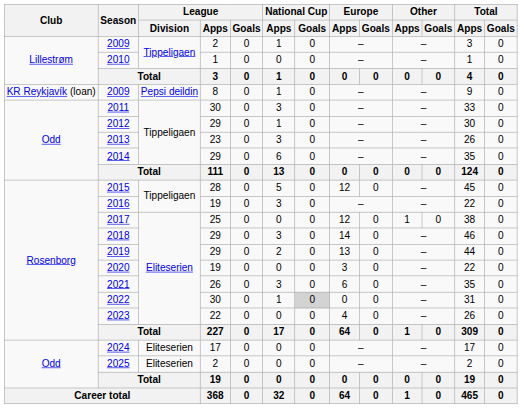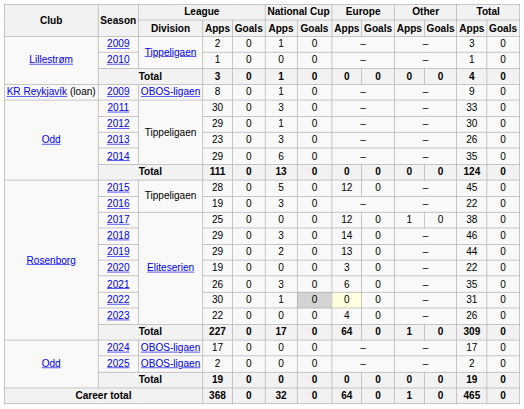(169, 92) Pepsi deildin -> (171, 92) OBOS-ligaen
(345, 300) no background -> (347, 300) lightyellow background
(169, 348) Eliteserien -> (171, 348) OBOS-ligaen
(169, 364) Eliteserien -> (171, 364) OBOS-ligaen
